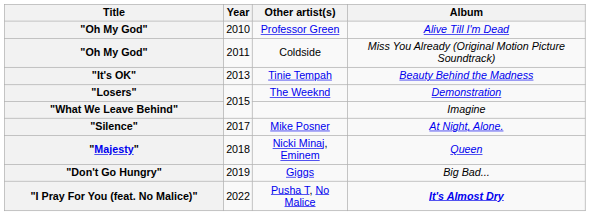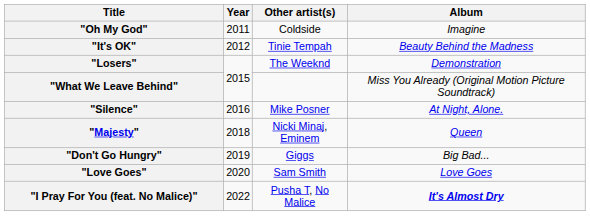- row: (114, 30)
(466, 53) Miss You Already (Original Motion Picture Soundtrack) -> (466, 30) Imagine
(238, 76) 2013 -> (238, 47) 2012
(466, 110) Imagine -> (466, 87) Miss You Already (Original Motion Picture Soundtrack)
(238, 127) 2017 -> (238, 110) 2016
+ row: (114, 173)
